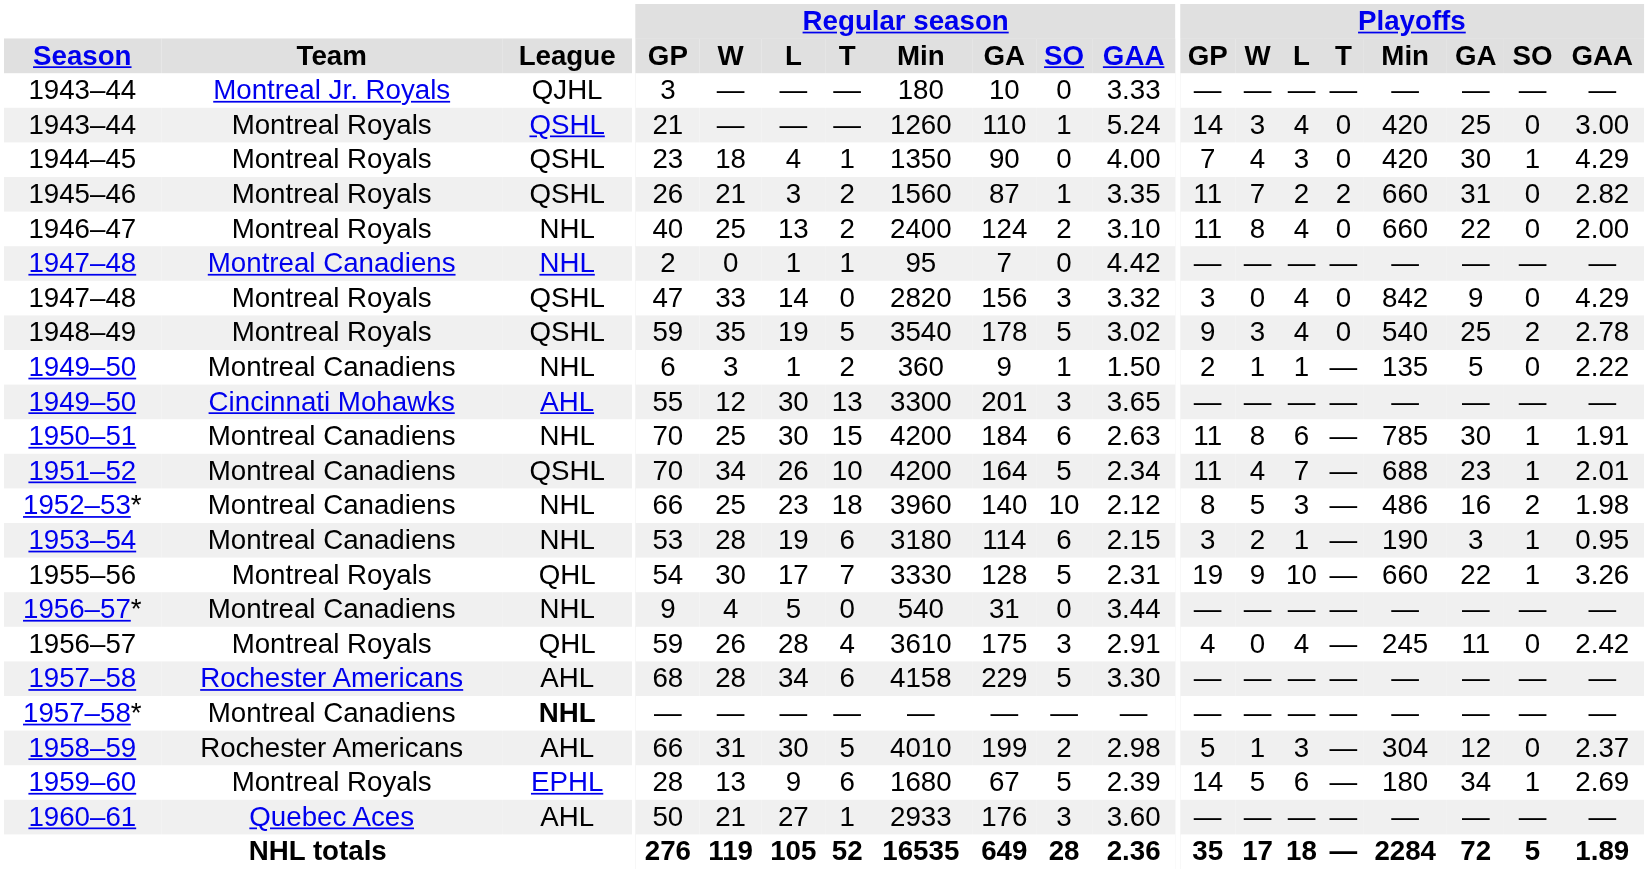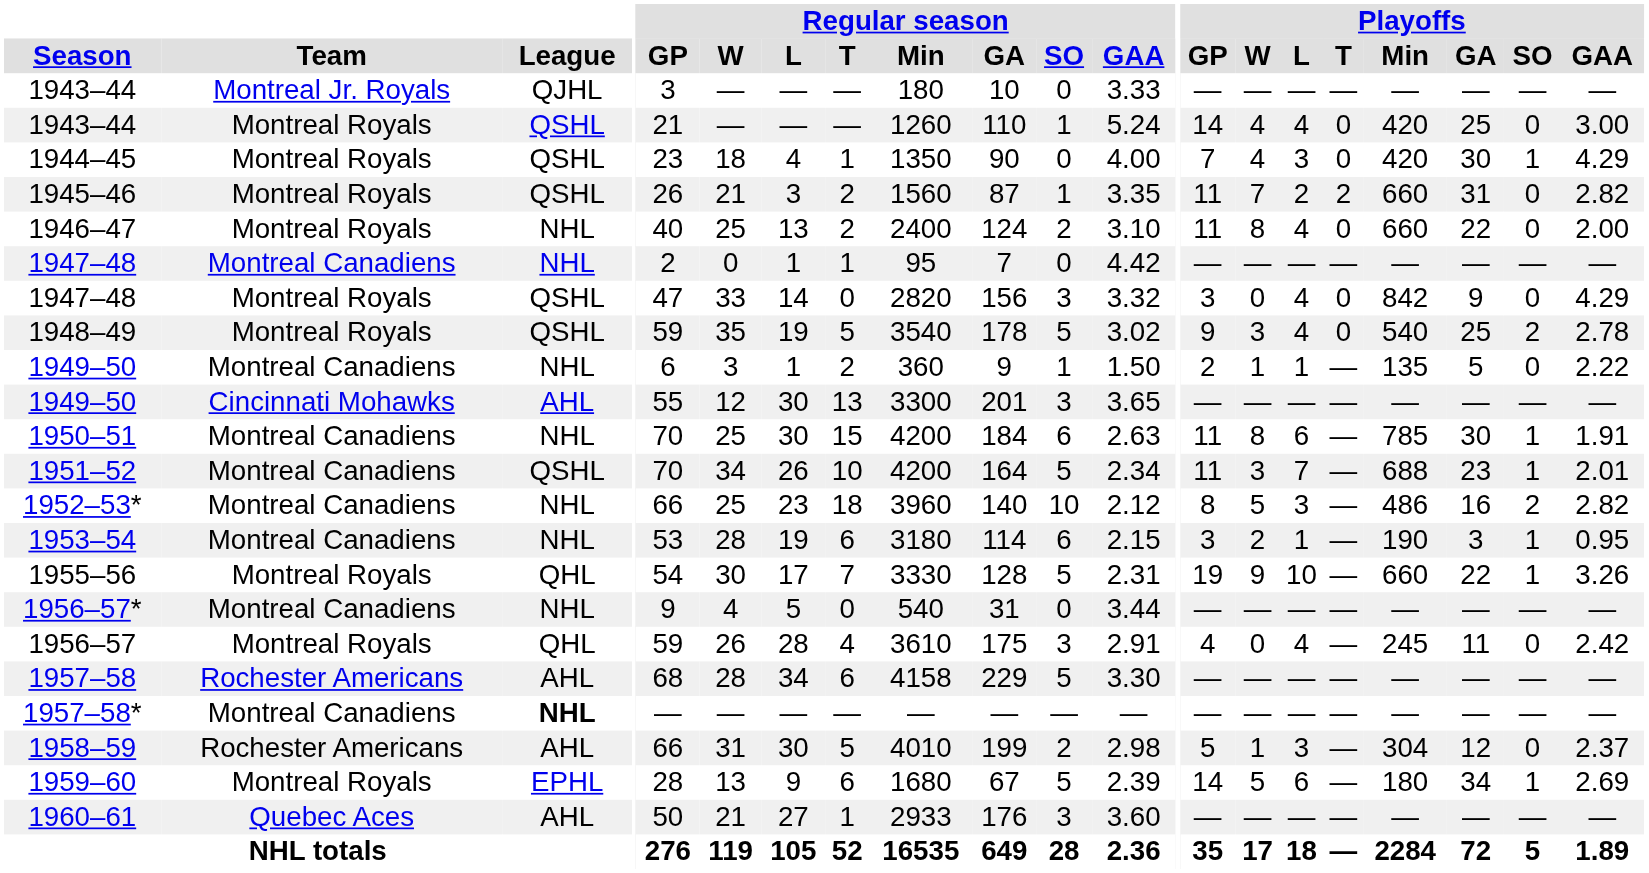(1258, 124) 3 -> (1258, 124) 4
(1258, 470) 4 -> (1258, 470) 3
(1602, 505) 1.98 -> (1602, 505) 2.82
